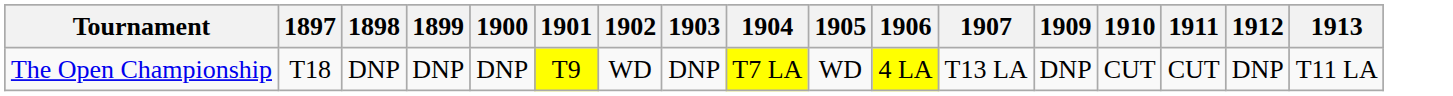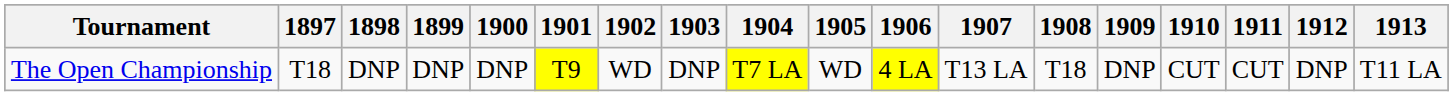+ column: (1066, 26)
